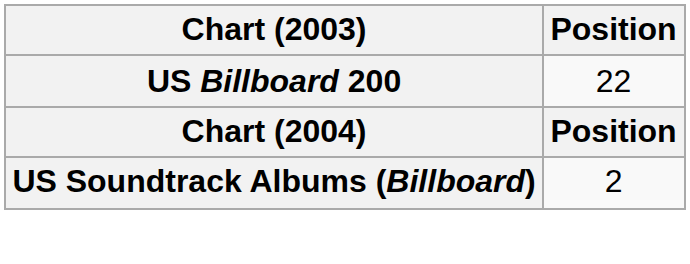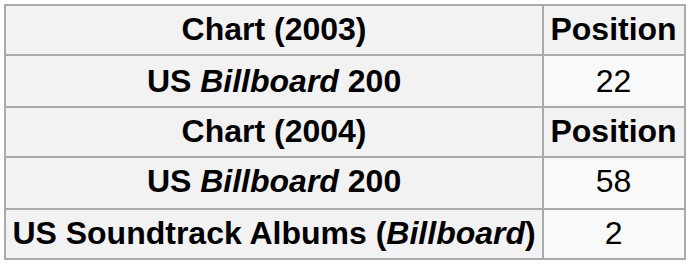+ row: (614, 182)
